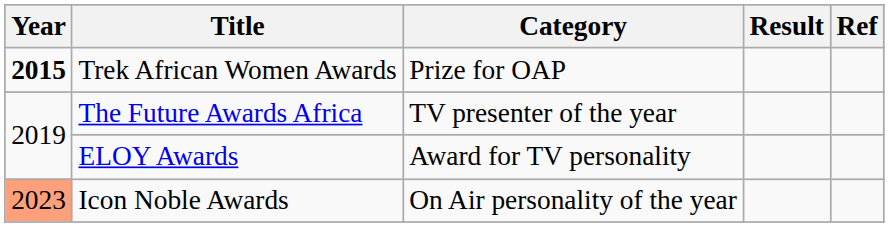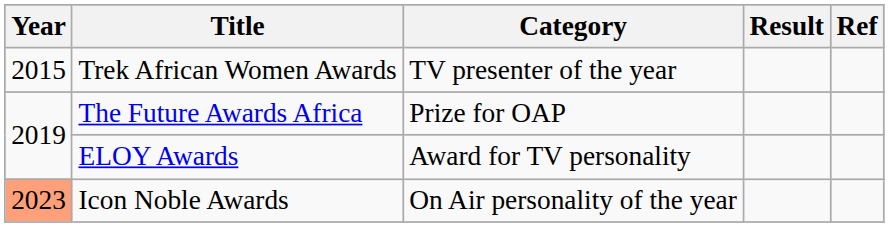(39, 69) bold -> (39, 69) normal
(488, 69) Prize for OAP -> (543, 69) TV presenter of the year
(543, 112) TV presenter of the year -> (488, 112) Prize for OAP
